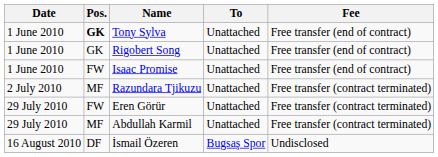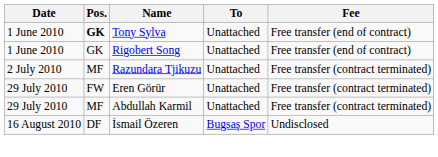- row: (145, 69)
